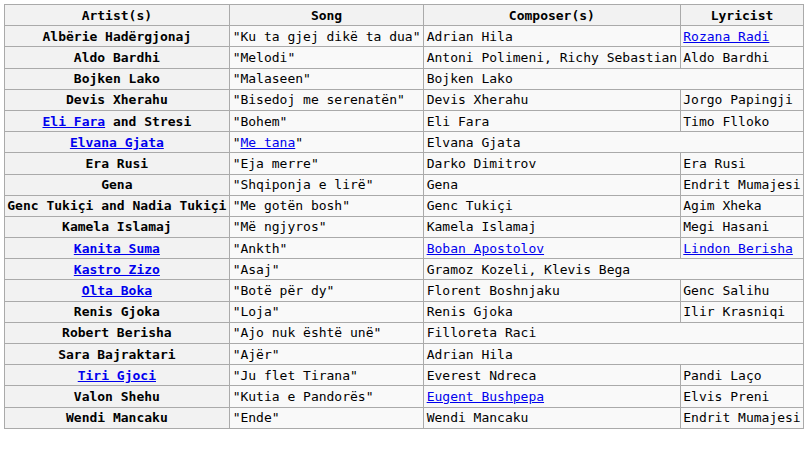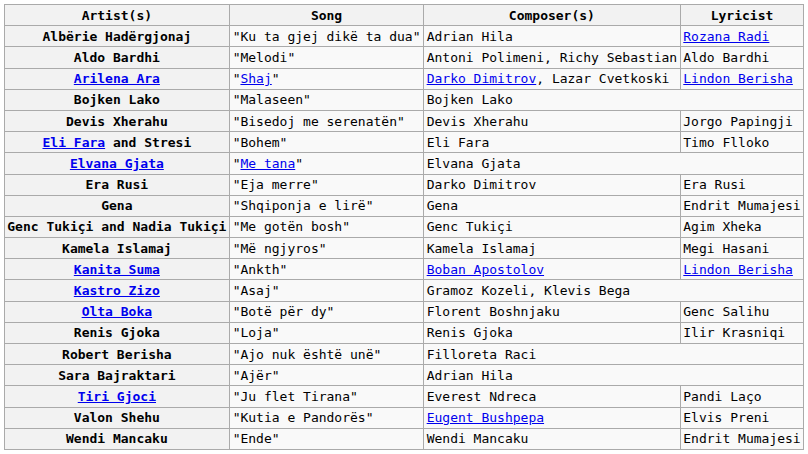+ row: (117, 79)
